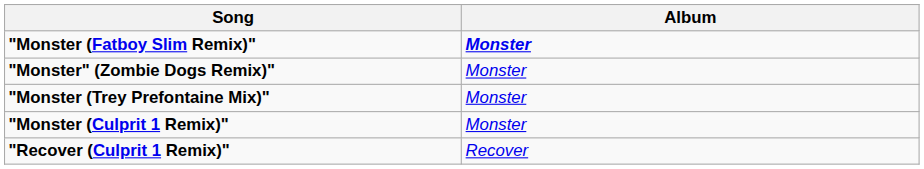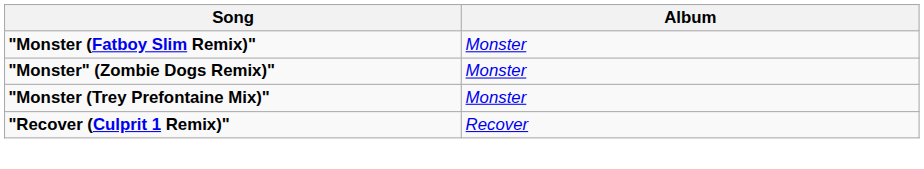(498, 44) bold -> (496, 44) normal
- row: (119, 124)
